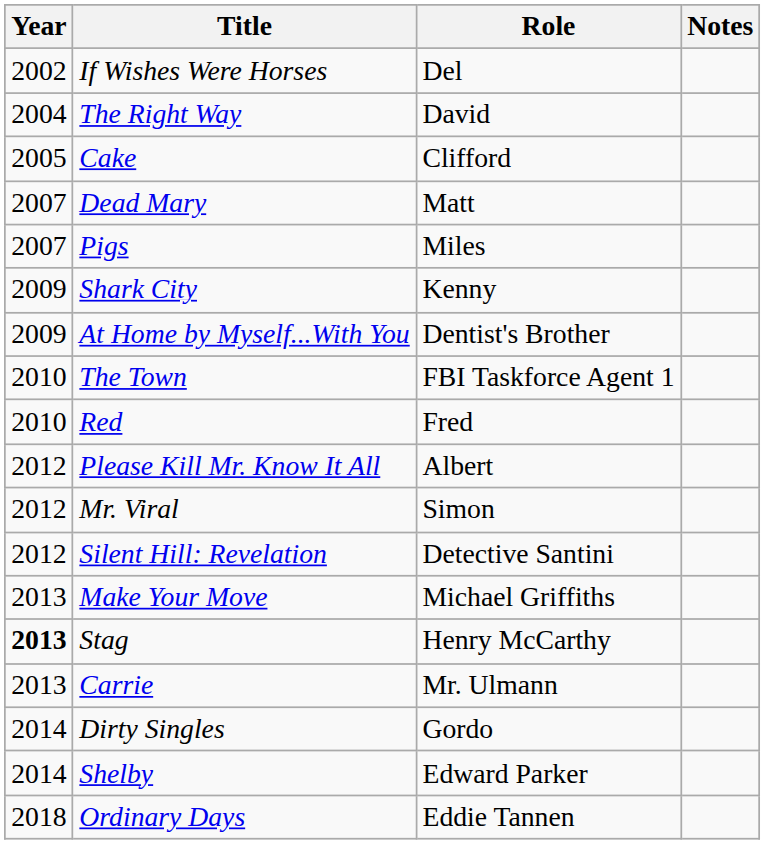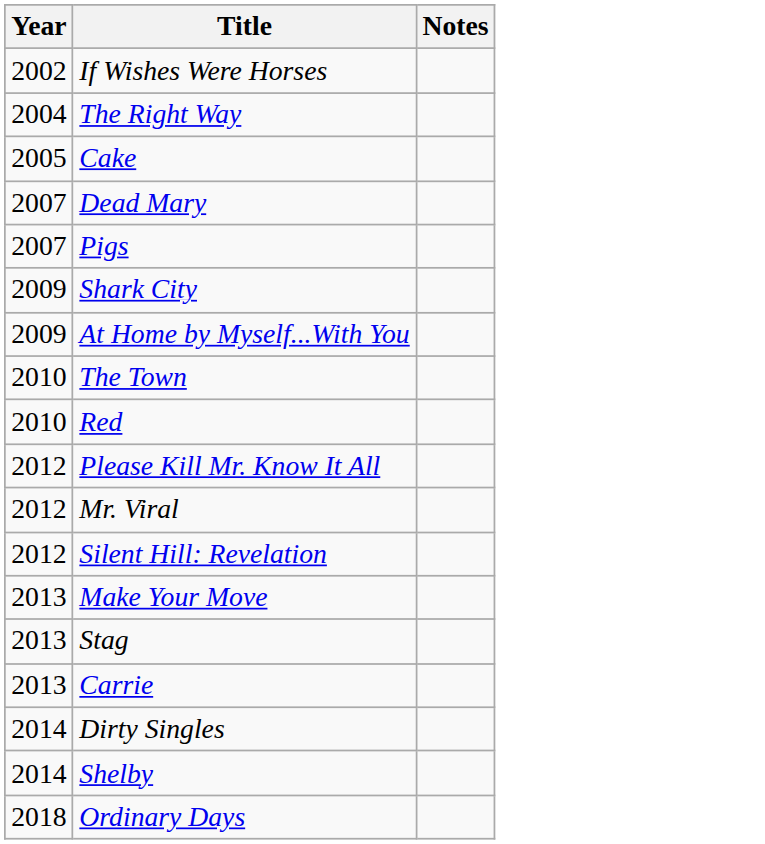- column: (548, 26)
(39, 641) bold -> (39, 641) normal
